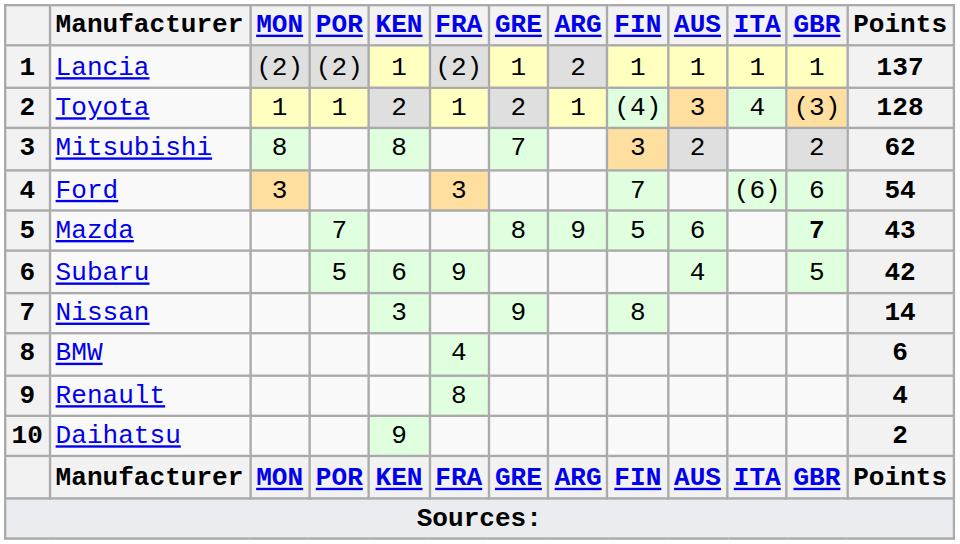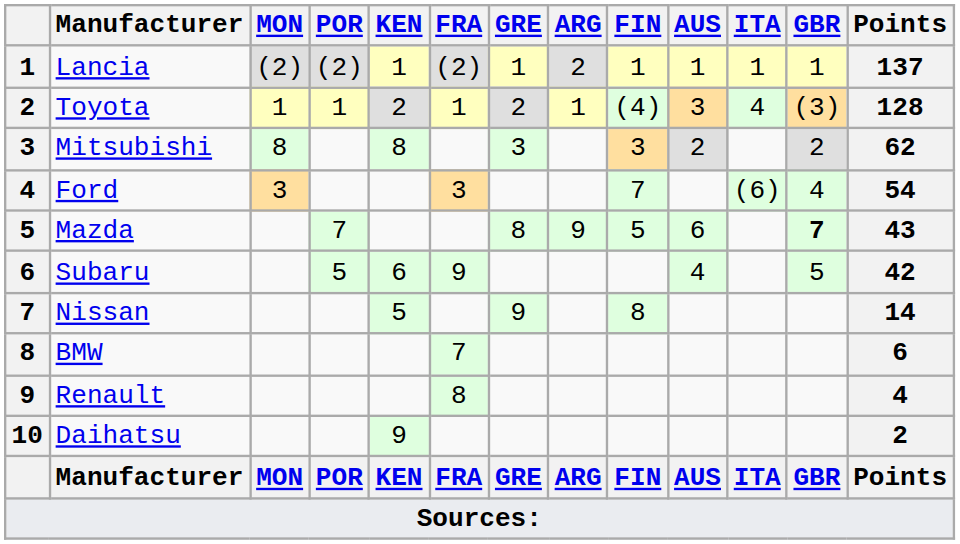(518, 149) 7 -> (518, 149) 3
(817, 190) 6 -> (817, 190) 4
(399, 313) 3 -> (399, 313) 5
(459, 354) 4 -> (459, 354) 7
